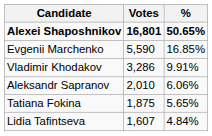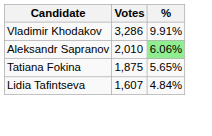- row: (64, 31)
- row: (55, 49)
(183, 85) no background -> (166, 49) lightgreen background
